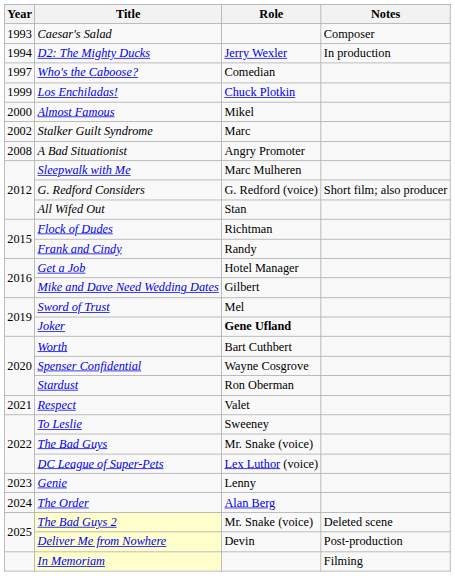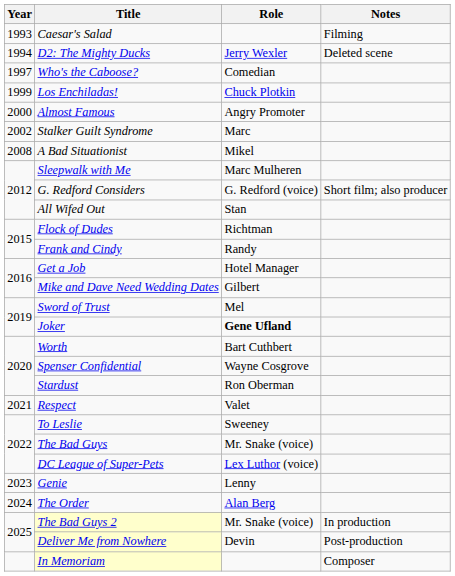(349, 33) Composer -> (343, 33) Filming
(357, 53) In production -> (358, 53) Deleted scene
(239, 111) Mikel -> (265, 111) Angry Promoter
(265, 151) Angry Promoter -> (239, 151) Mikel
(358, 522) Deleted scene -> (357, 522) In production
(343, 561) Filming -> (349, 561) Composer
